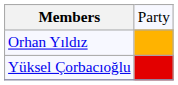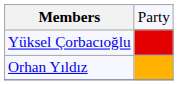rows swapped: (69, 67) <-> (48, 42)
